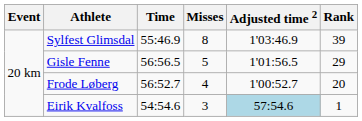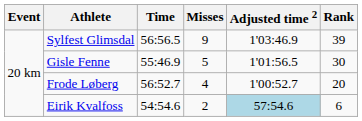(160, 40) 55:46.9 -> (160, 40) 56:56.5
(205, 40) 8 -> (205, 40) 9
(160, 62) 56:56.5 -> (160, 62) 55:46.9
(339, 62) 29 -> (339, 62) 30
(205, 105) 3 -> (205, 105) 2
(339, 105) 1 -> (339, 105) 6
